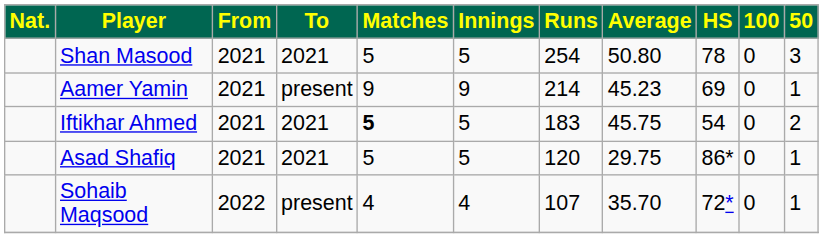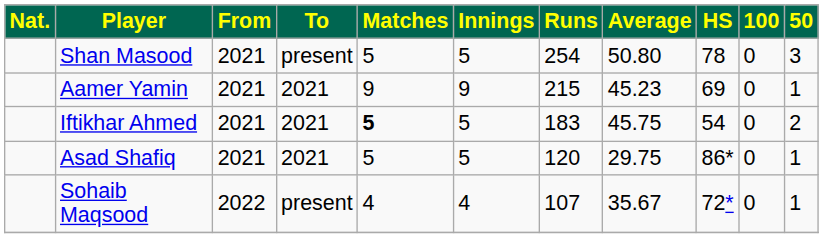(305, 55) 2021 -> (317, 55) present
(317, 89) present -> (305, 89) 2021
(562, 89) 214 -> (562, 89) 215
(635, 203) 35.70 -> (635, 203) 35.67
